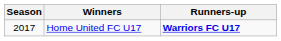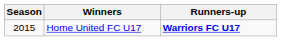(24, 28) 2017 -> (24, 28) 2015
